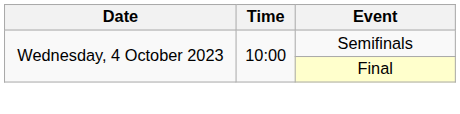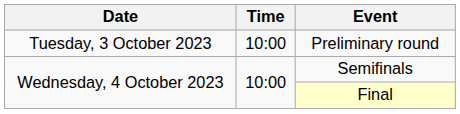+ row: (375, 43)
